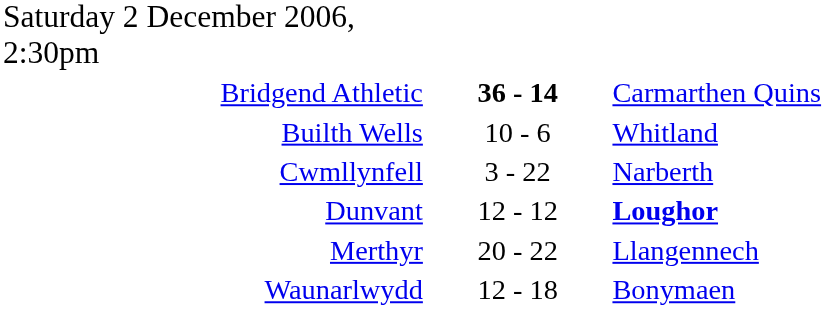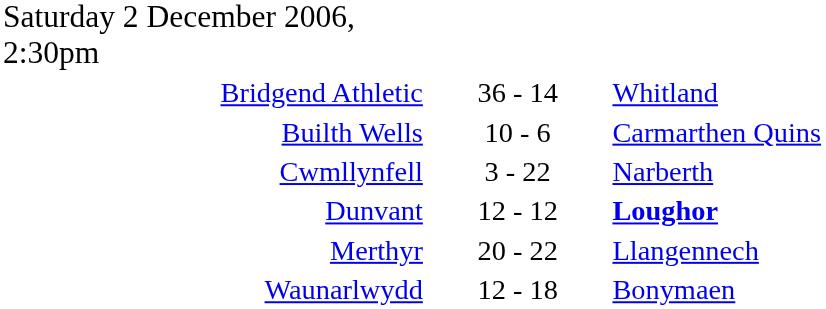(518, 92) bold -> (518, 92) normal
(717, 92) Carmarthen Quins -> (665, 92) Whitland
(665, 132) Whitland -> (717, 132) Carmarthen Quins
